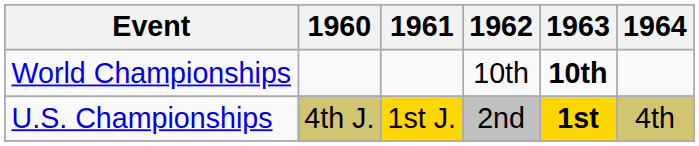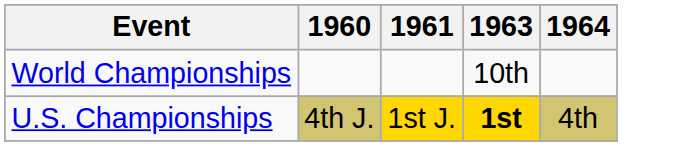- column: (501, 27)
(578, 72) bold -> (501, 72) normal
